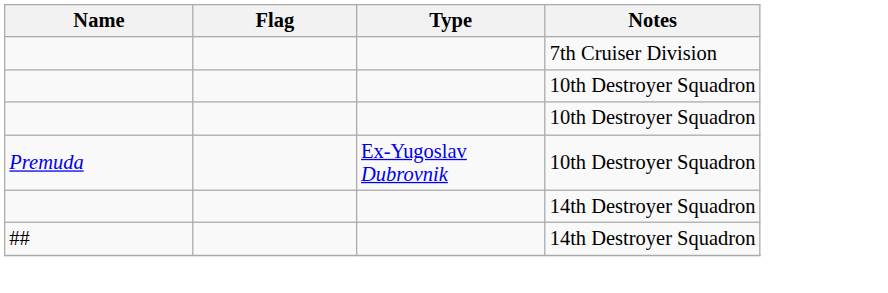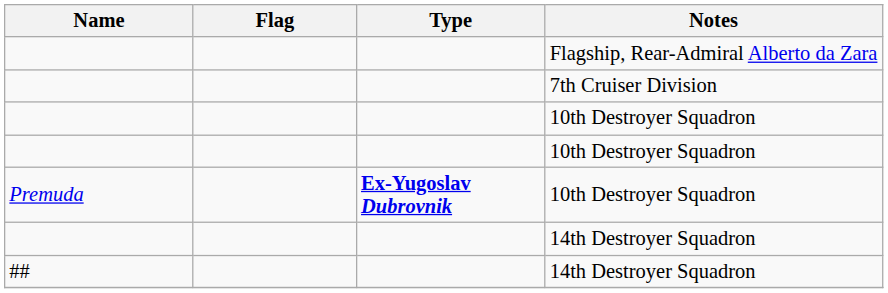+ row: (99, 53)
(414, 162) normal -> (416, 194) bold
